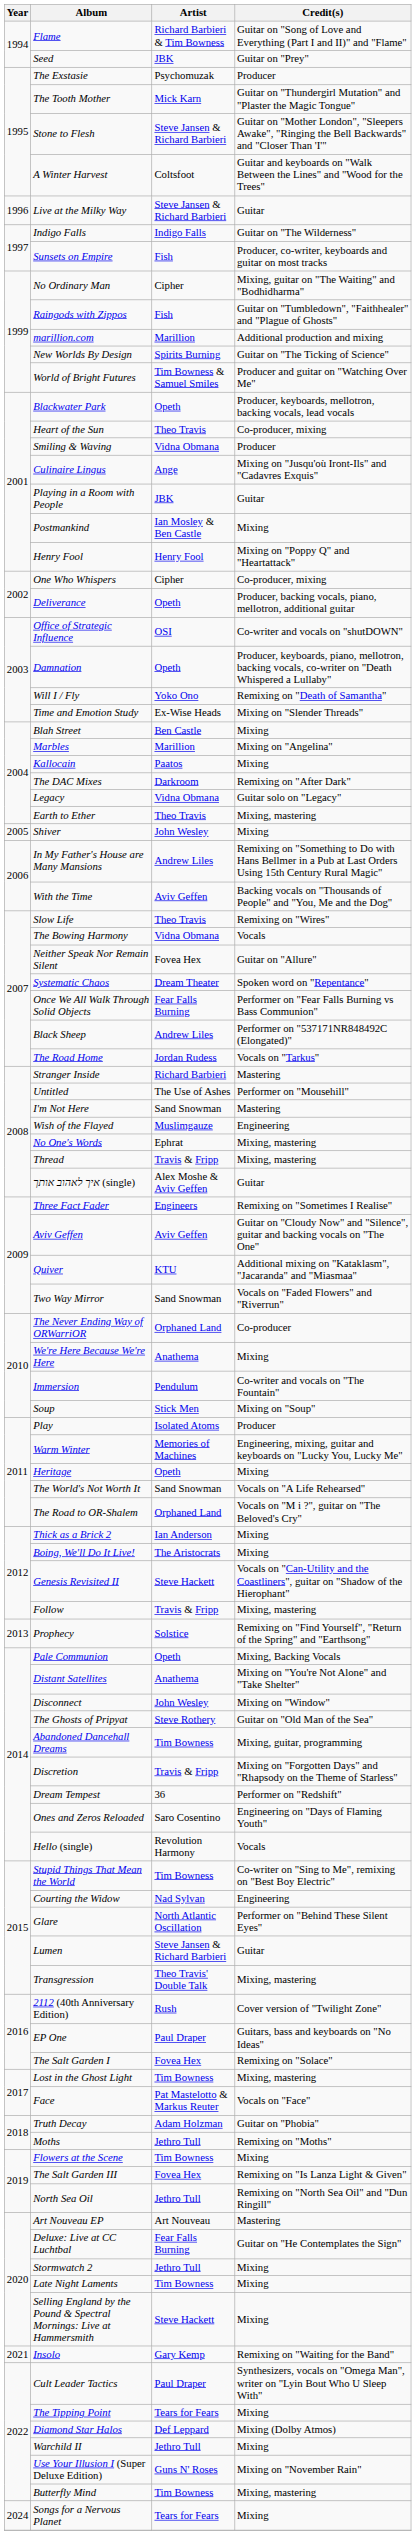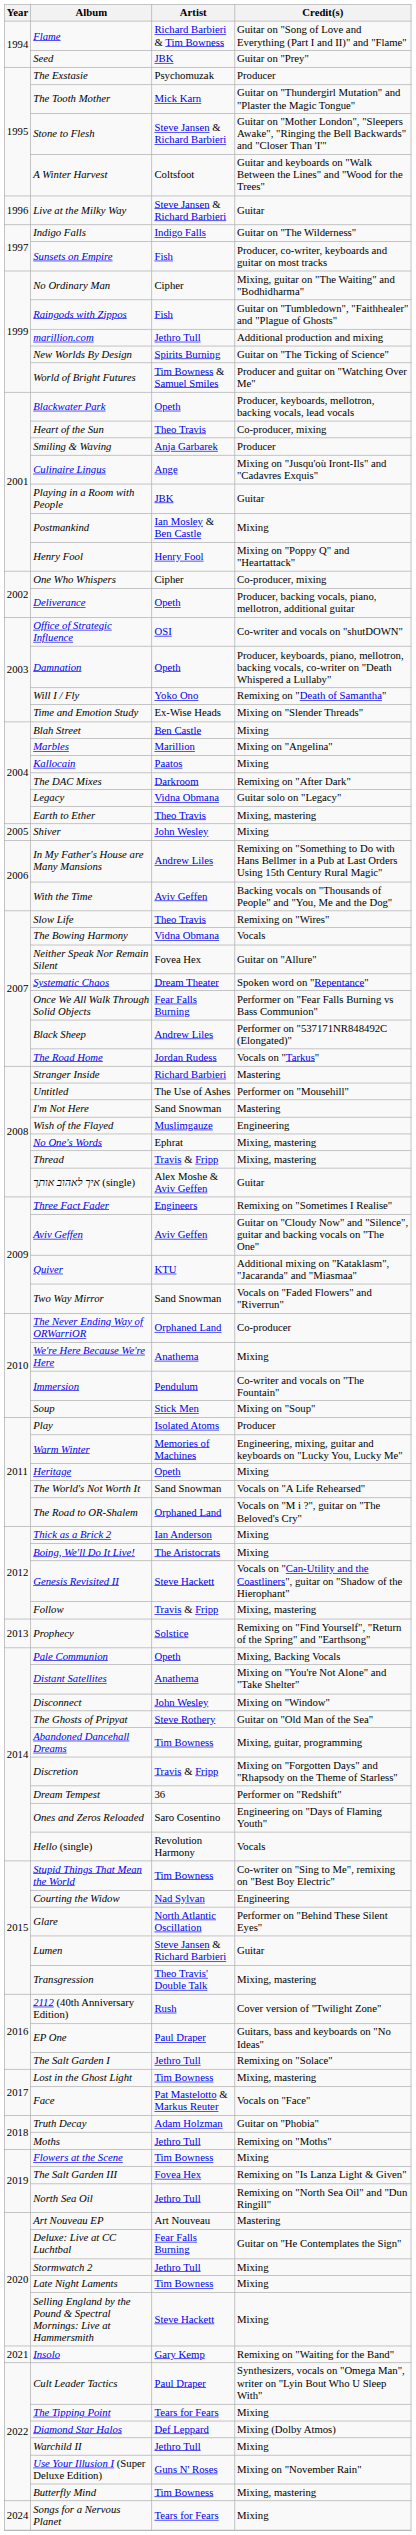(175, 337) Marillion -> (178, 337) Jethro Tull
(187, 446) Vidna Obmana -> (186, 446) Anja Garbarek
(178, 2061) Fovea Hex -> (178, 2061) Jethro Tull
